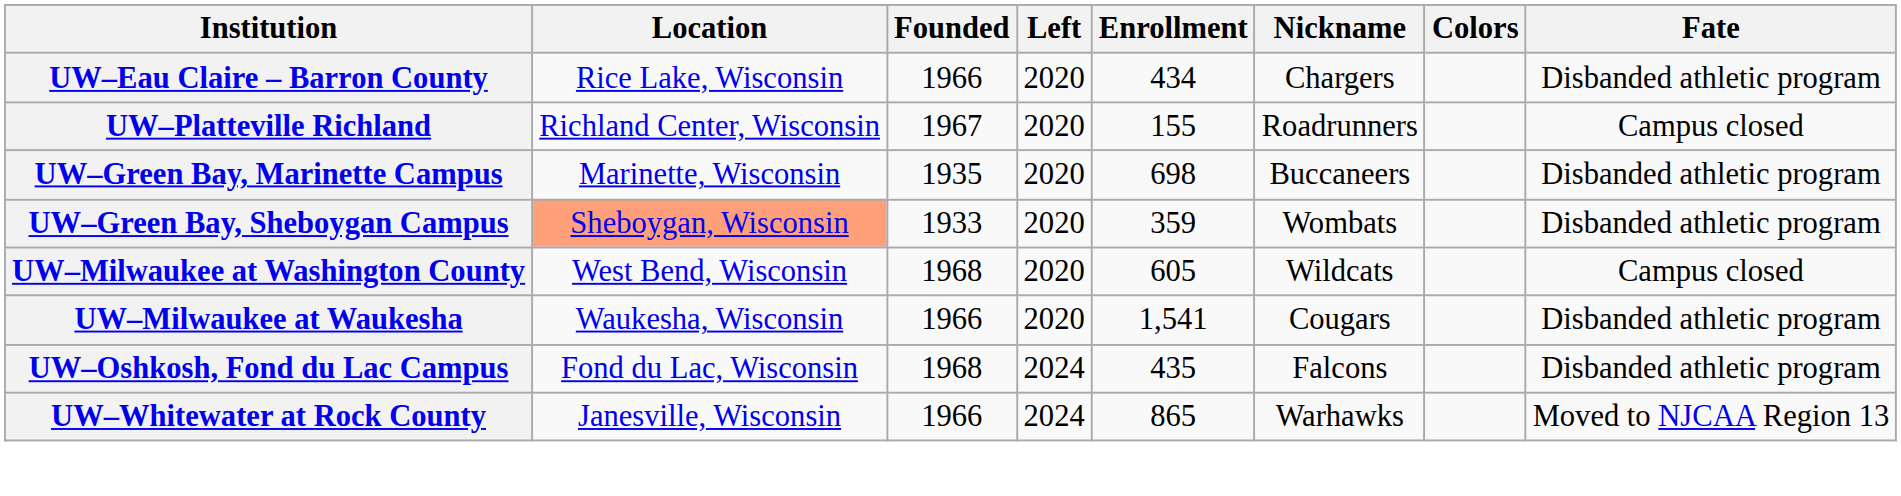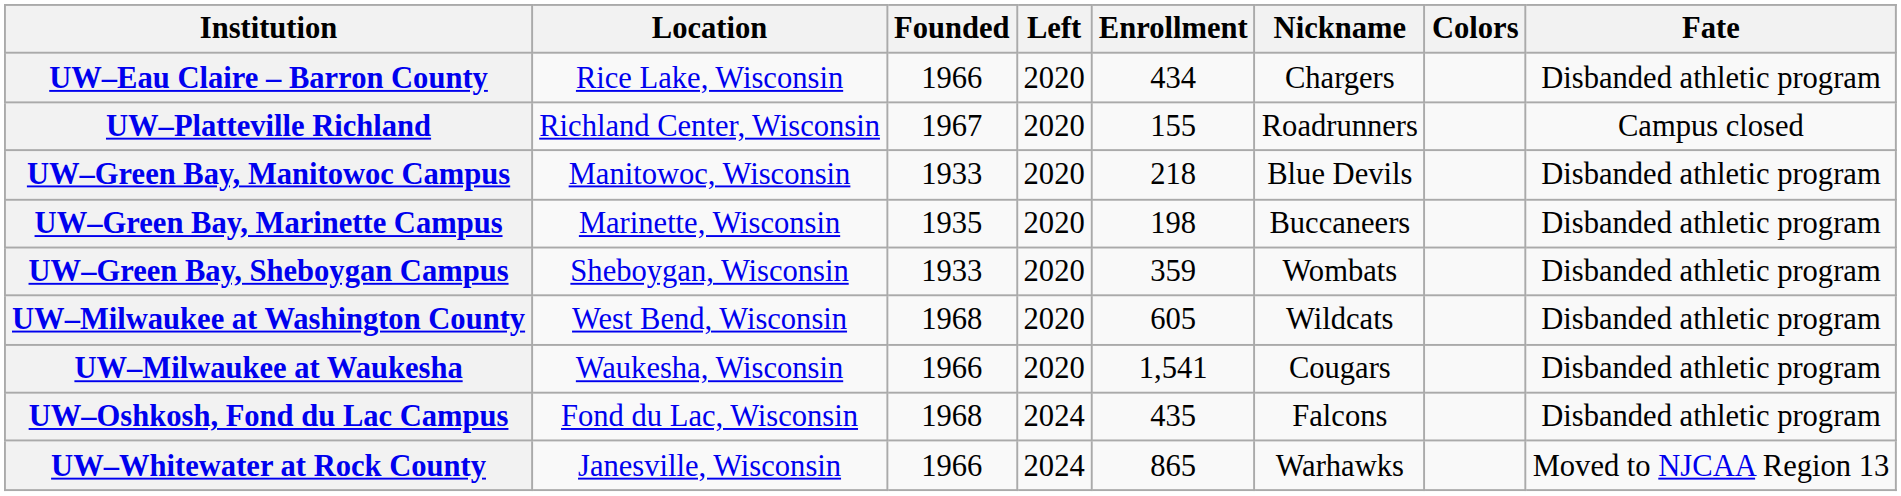+ row: (269, 174)
(1173, 174) 698 -> (1173, 222) 198
(710, 222) lightsalmon background -> (710, 271) no background
(1711, 271) Campus closed -> (1711, 319) Disbanded athletic program
